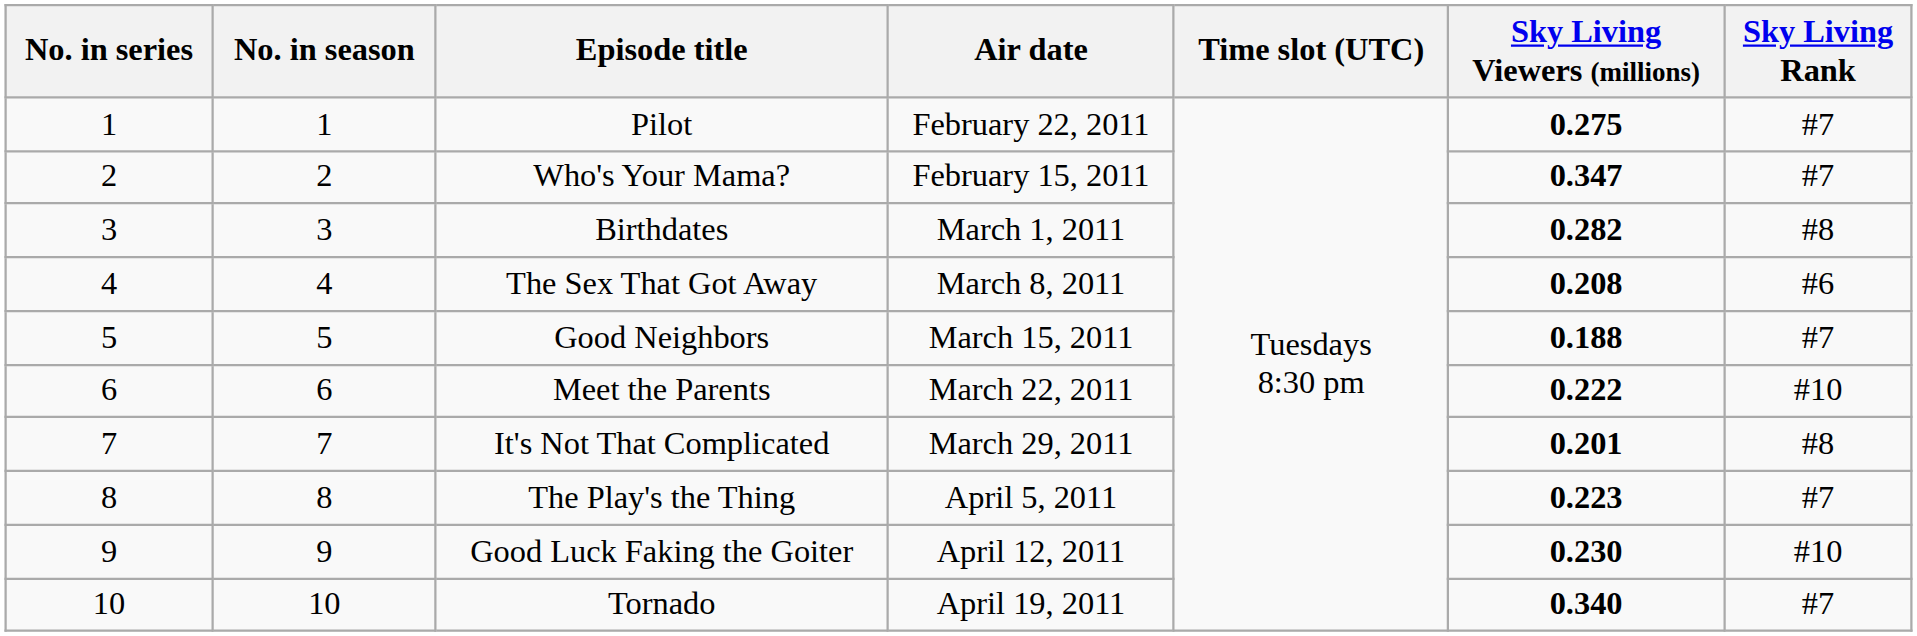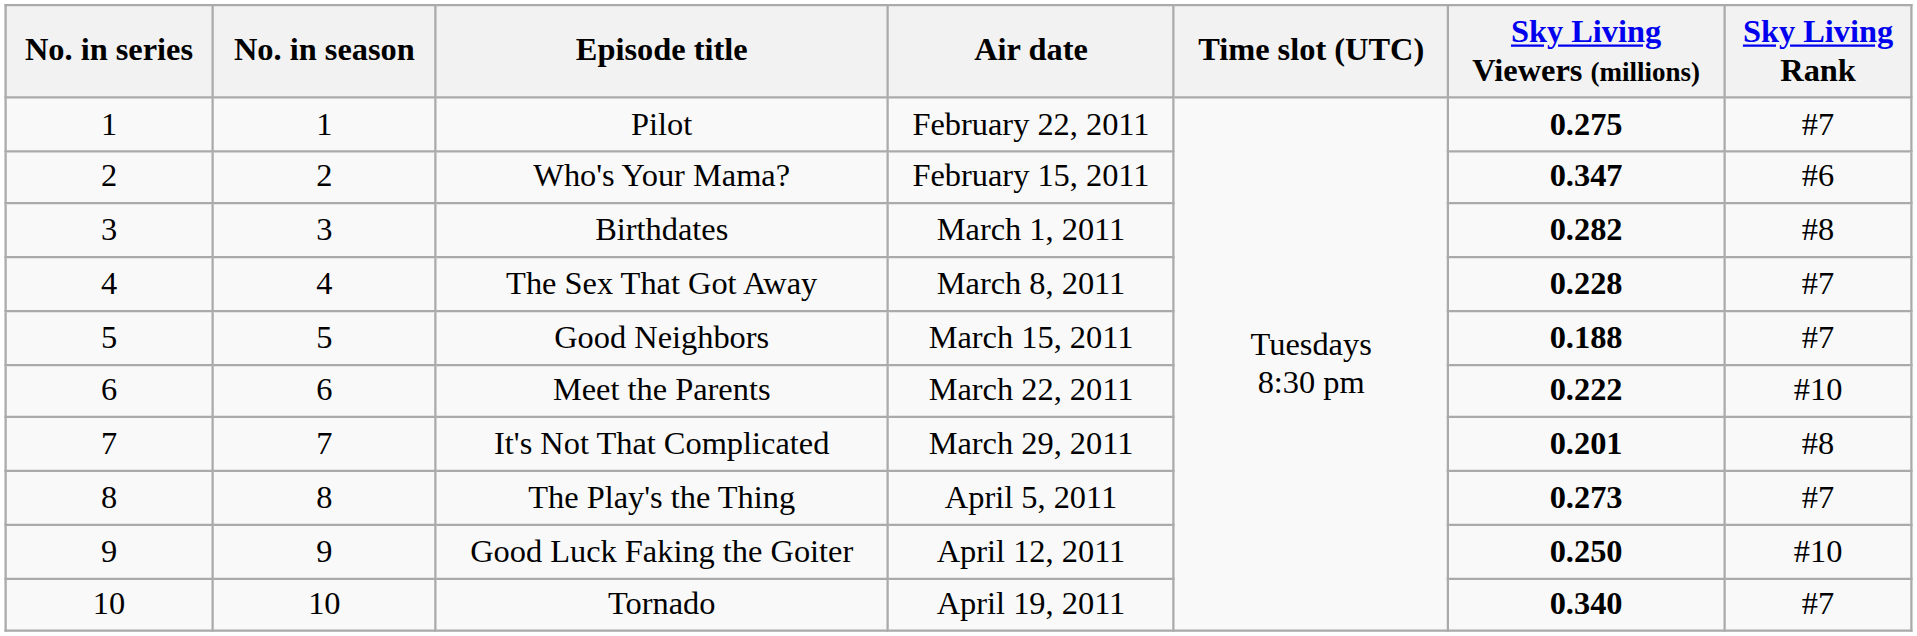(1818, 176) #7 -> (1818, 176) #6
(1586, 283) 0.208 -> (1586, 283) 0.228
(1818, 283) #6 -> (1818, 283) #7
(1586, 497) 0.223 -> (1586, 497) 0.273
(1586, 550) 0.230 -> (1586, 550) 0.250
